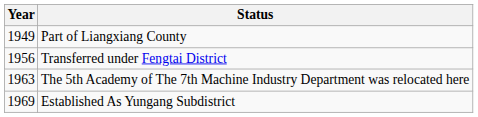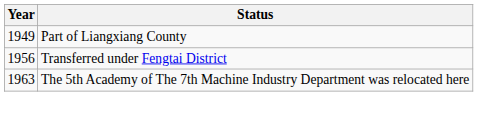- row: (138, 101)
